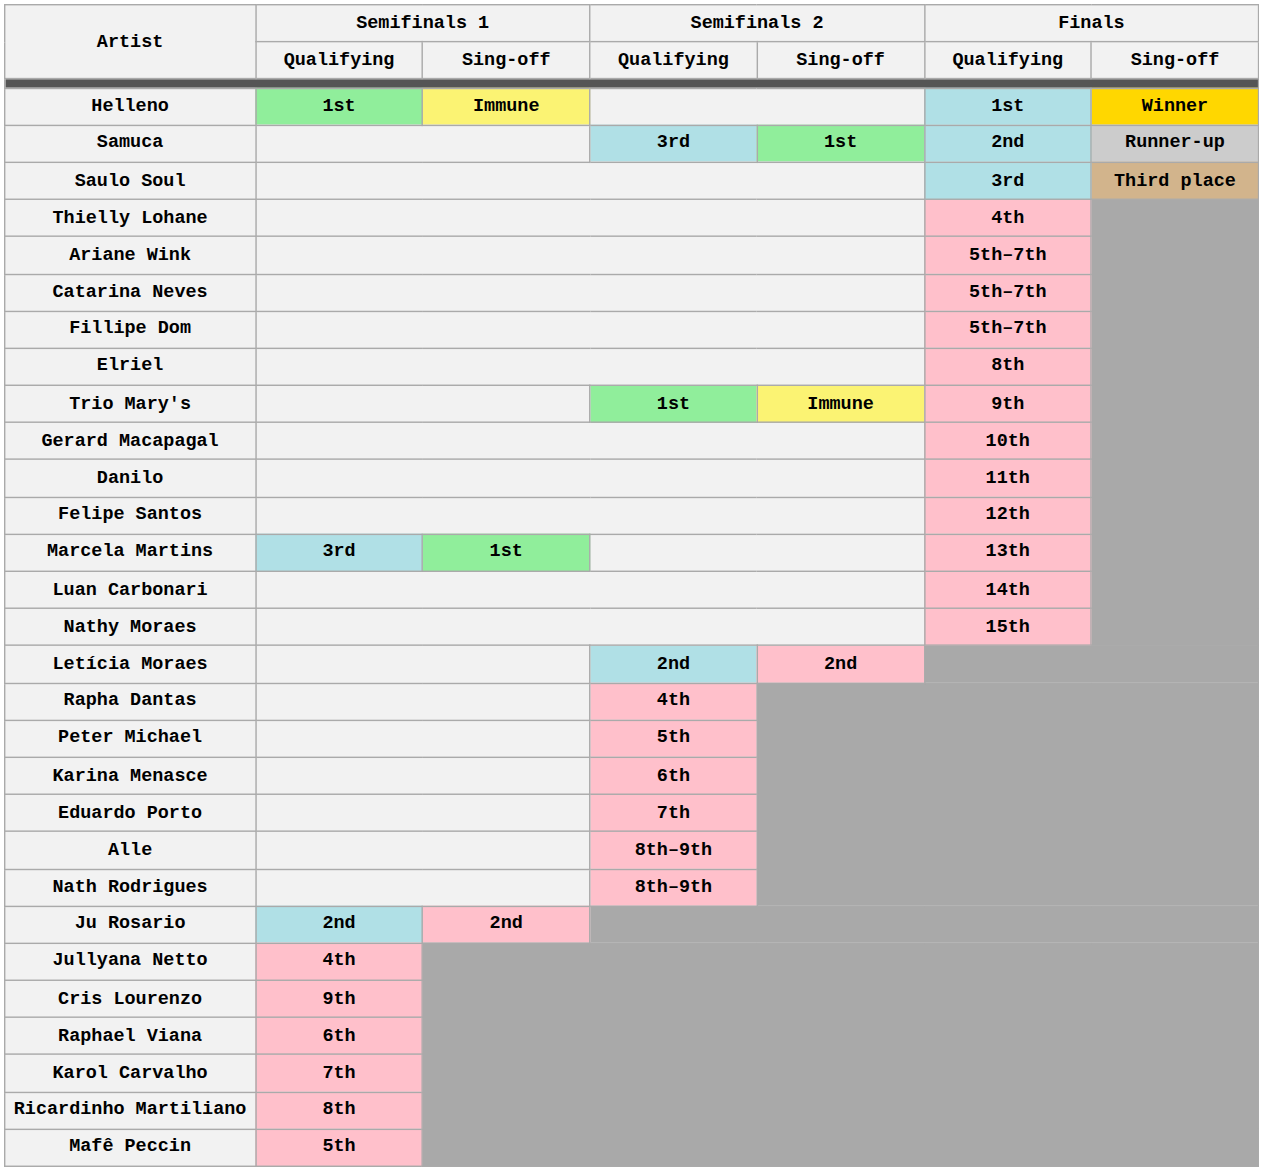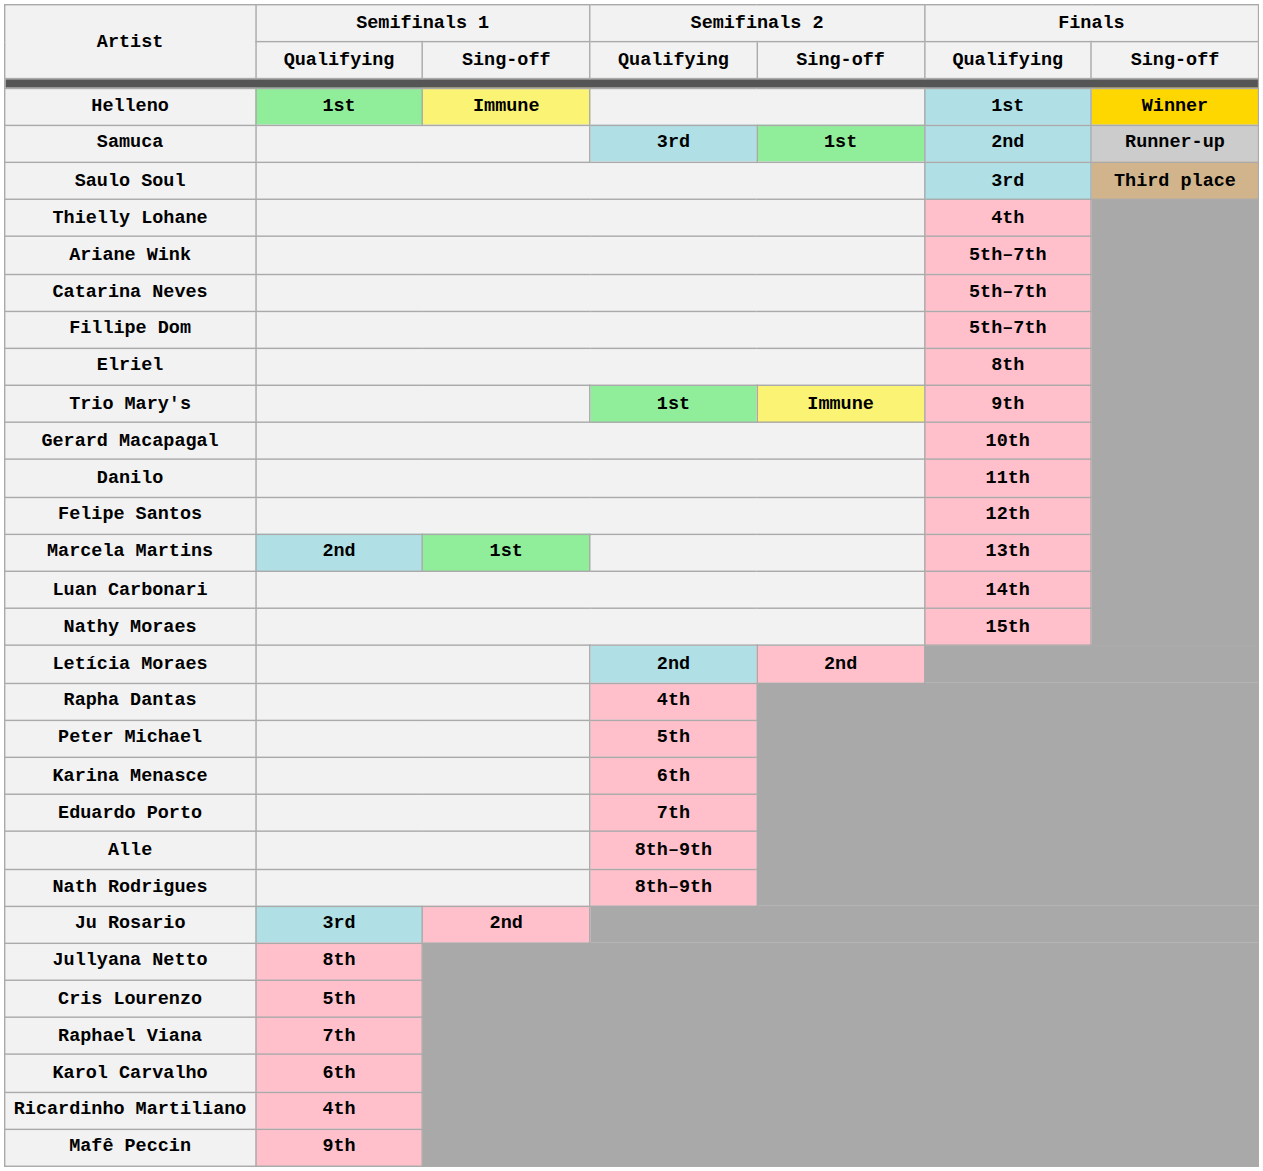(339, 552) 3rd -> (339, 552) 2nd
(339, 924) 2nd -> (339, 924) 3rd
(339, 961) 4th -> (339, 961) 8th
(339, 998) 9th -> (339, 998) 5th
(339, 1035) 6th -> (339, 1035) 7th
(339, 1073) 7th -> (339, 1073) 6th
(339, 1110) 8th -> (339, 1110) 4th
(339, 1147) 5th -> (339, 1147) 9th
